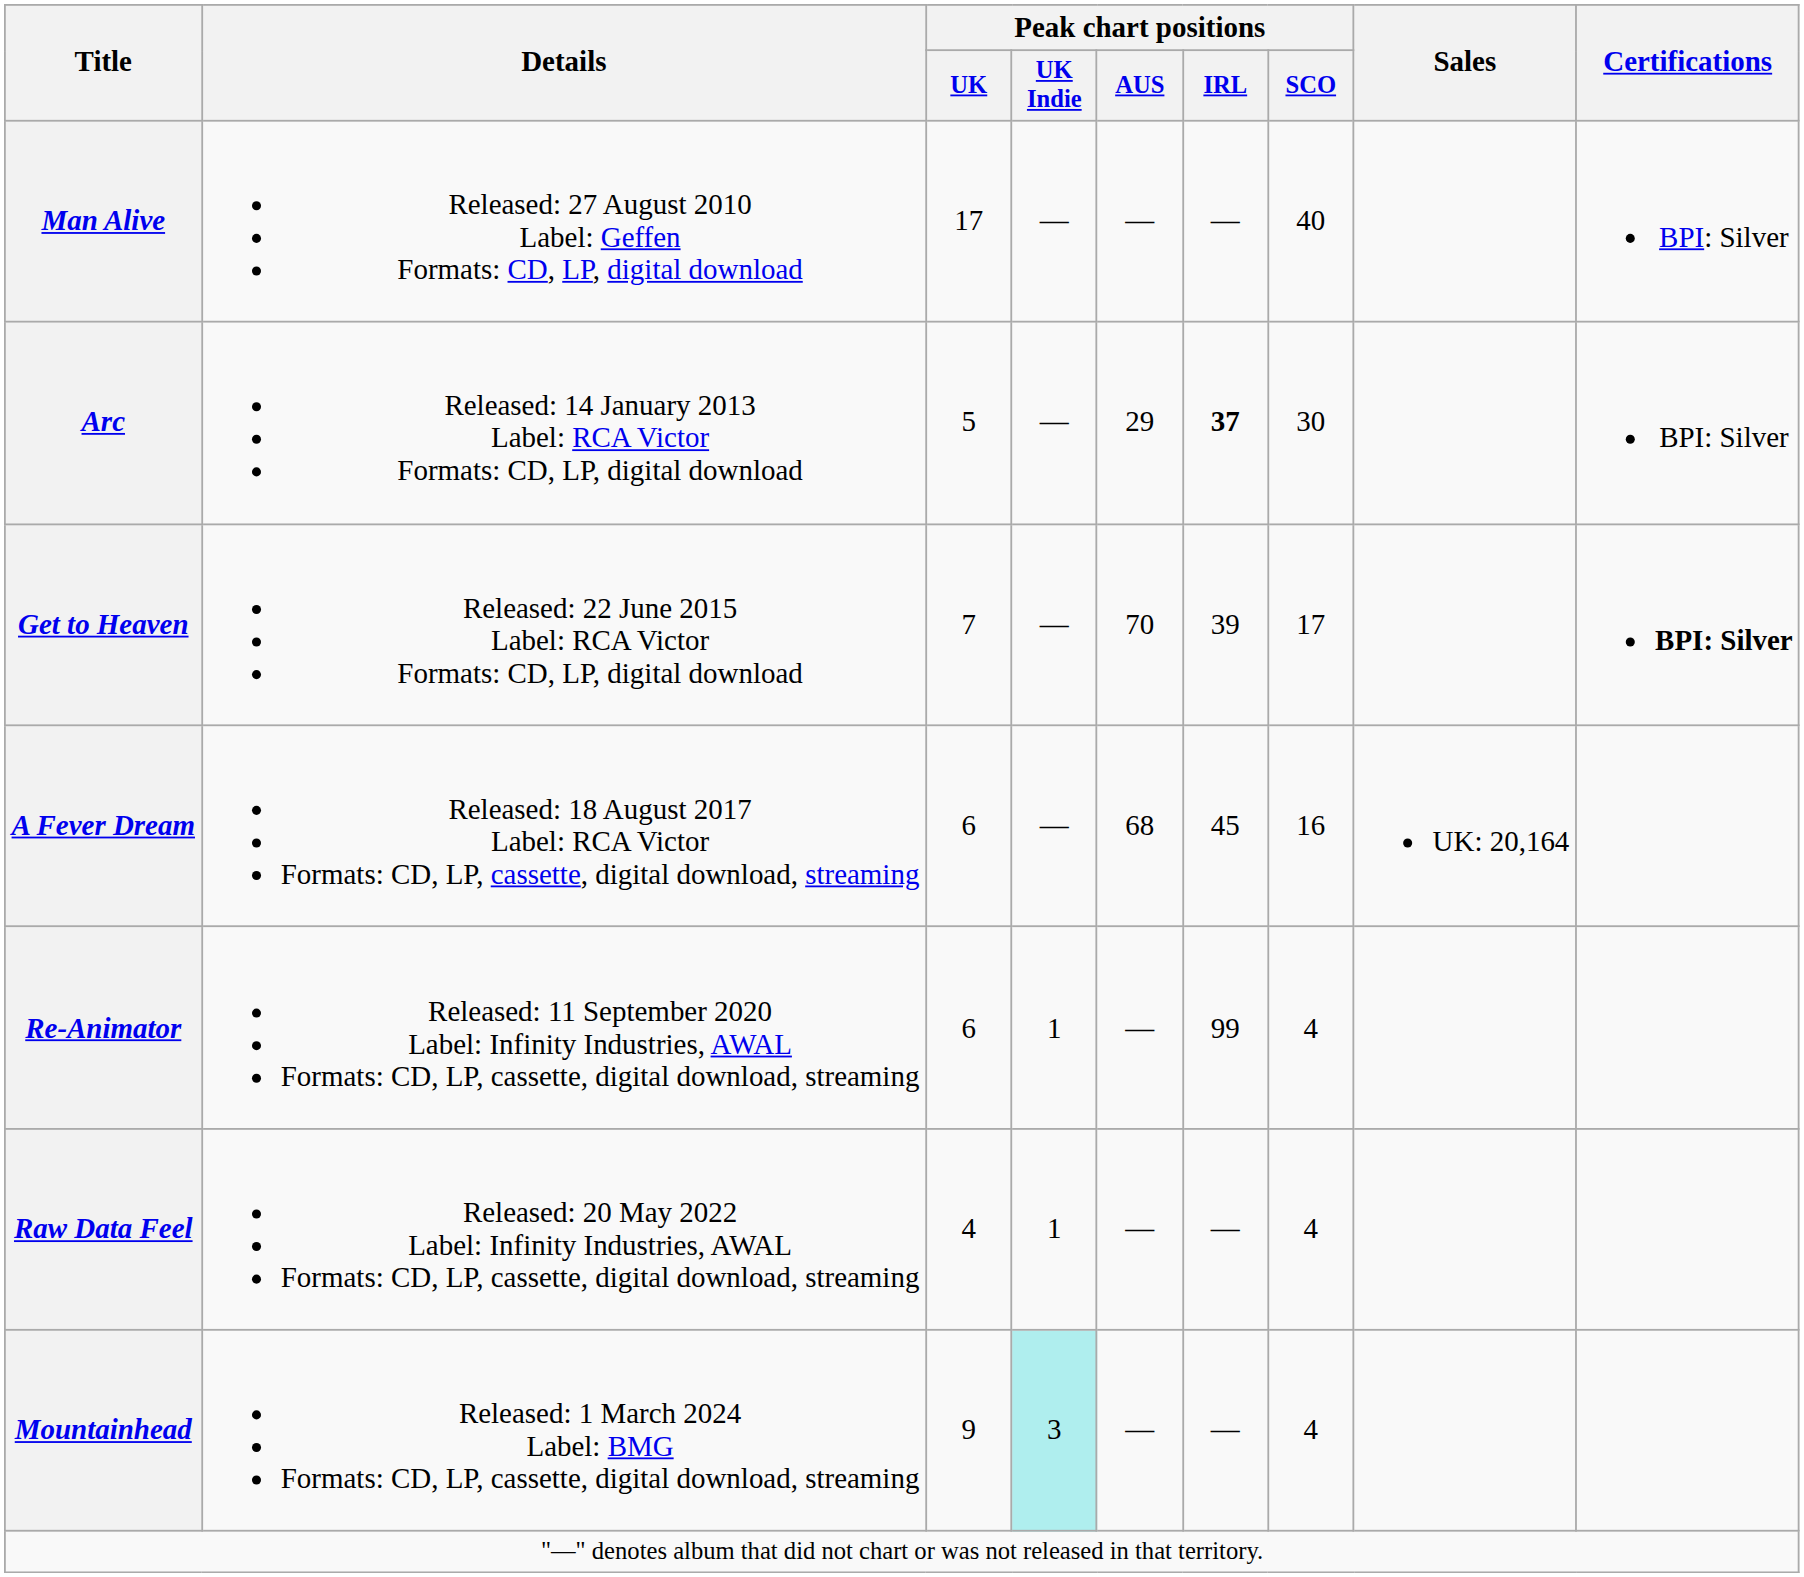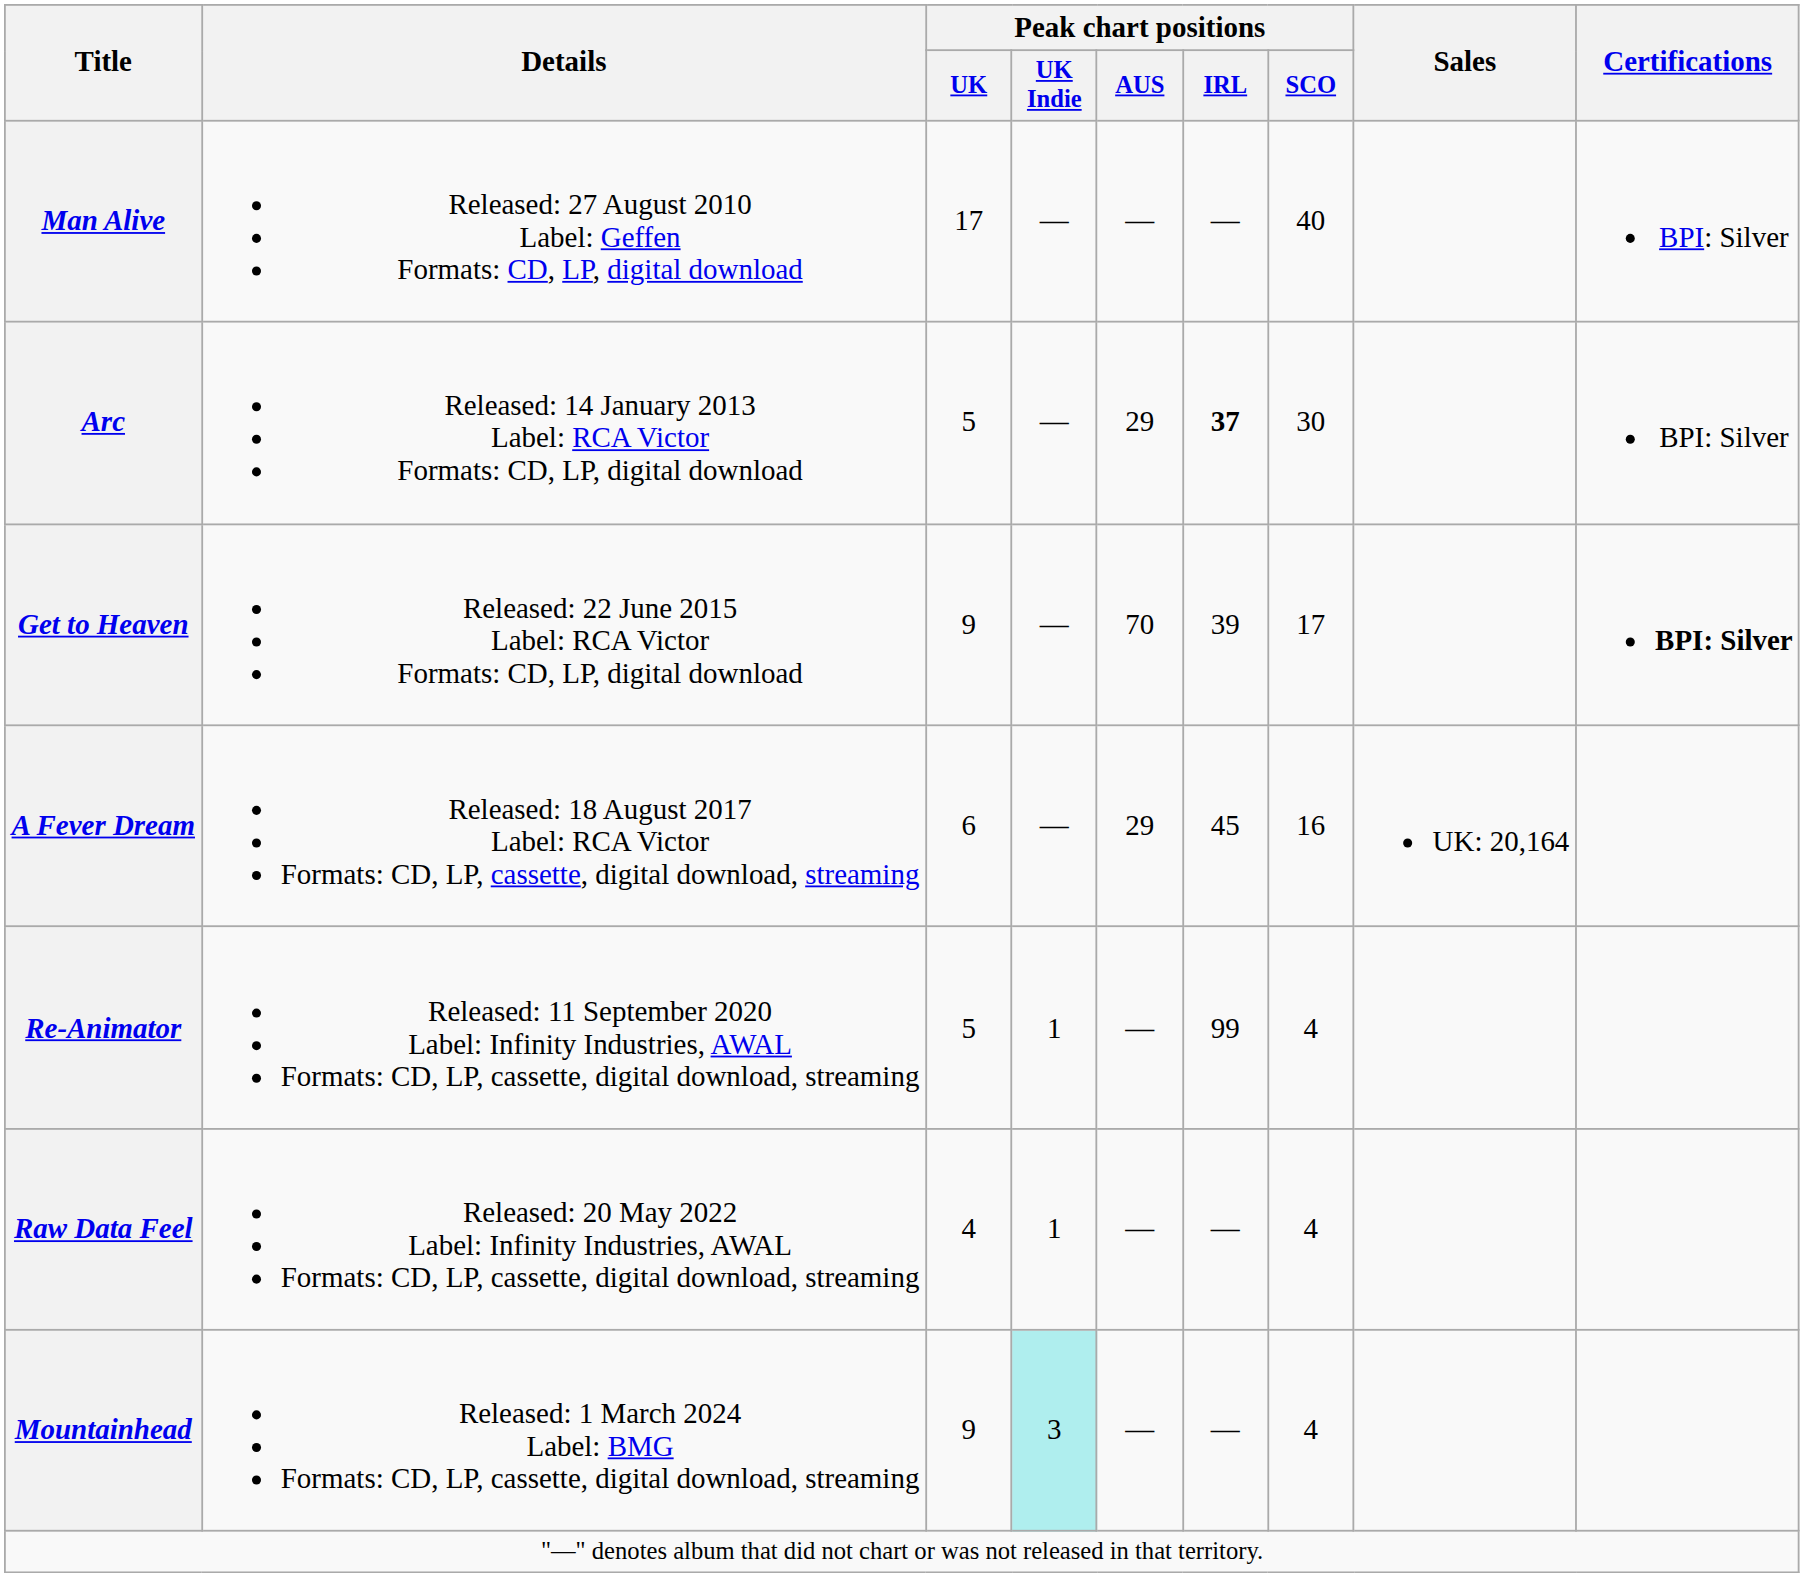(969, 623) 7 -> (969, 623) 9
(1140, 825) 68 -> (1140, 825) 29
(969, 1027) 6 -> (969, 1027) 5
